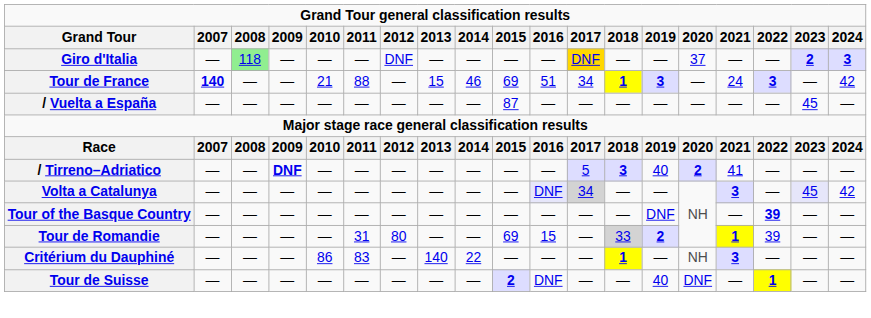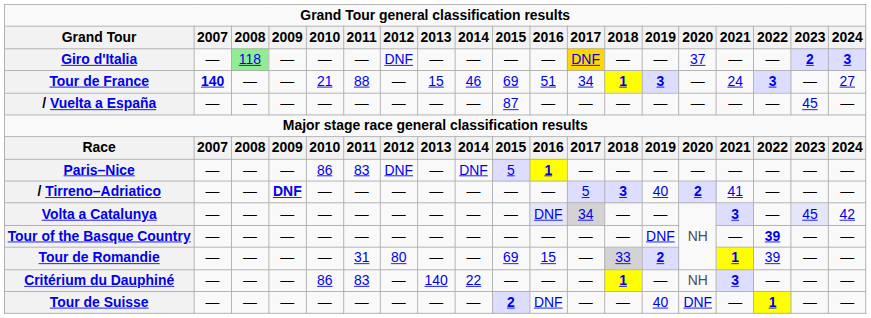(847, 81) 42 -> (847, 81) 27
+ row: (99, 170)
